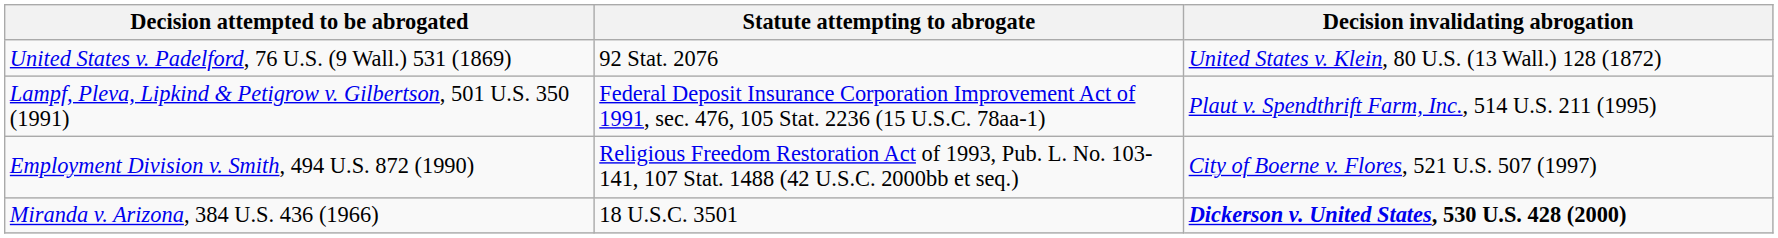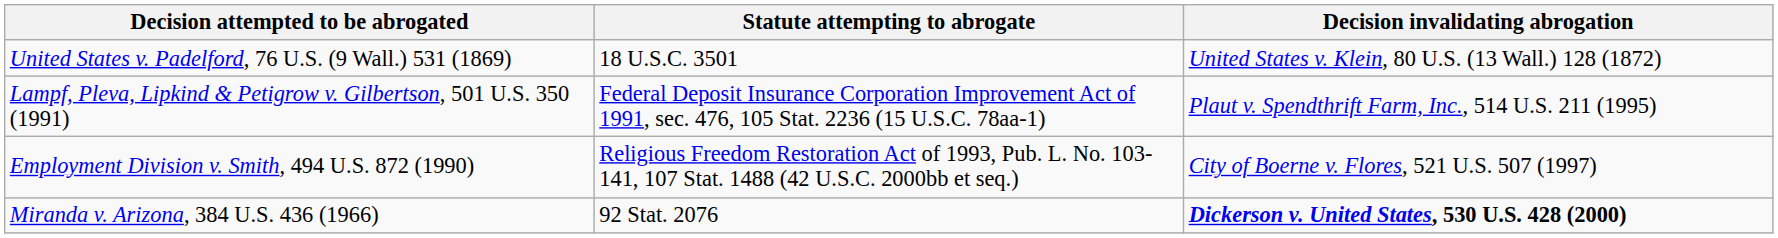(659, 57) 92 Stat. 2076 -> (669, 57) 18 U.S.C. 3501
(669, 214) 18 U.S.C. 3501 -> (659, 214) 92 Stat. 2076
